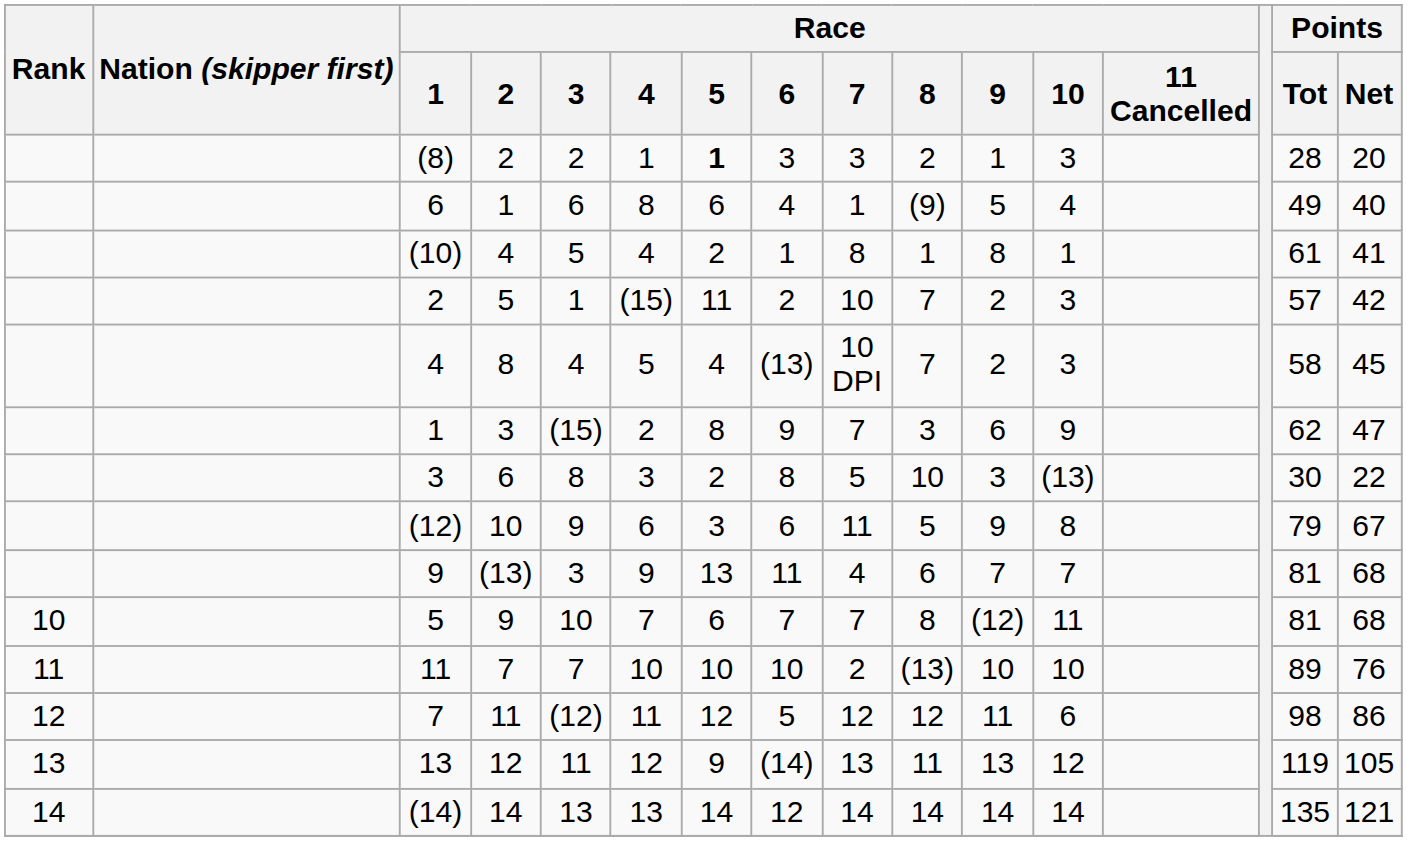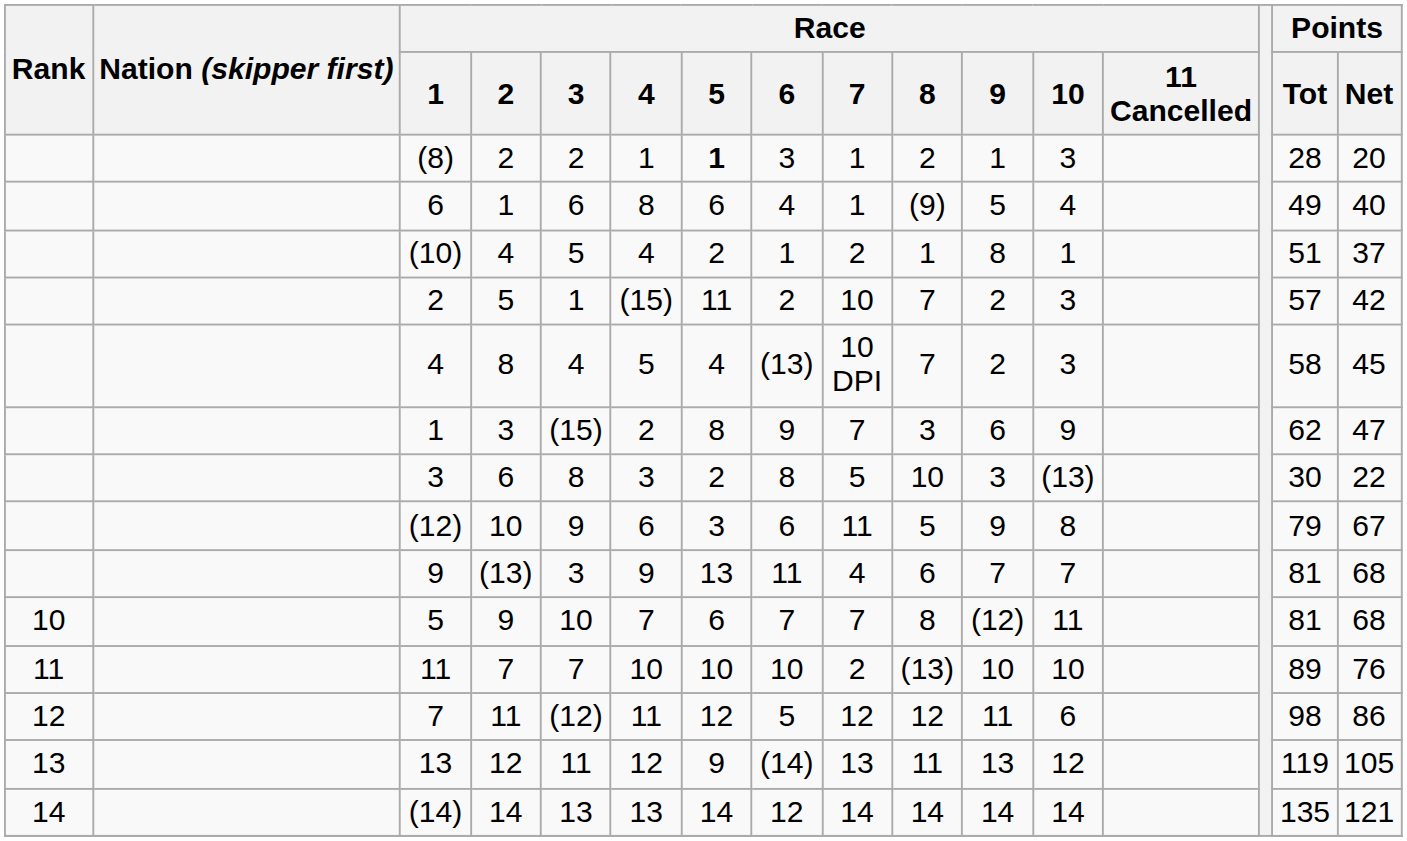(857, 157) 3 -> (857, 157) 1
(857, 253) 8 -> (857, 253) 2
(1305, 253) 61 -> (1305, 253) 51
(1369, 253) 41 -> (1369, 253) 37
